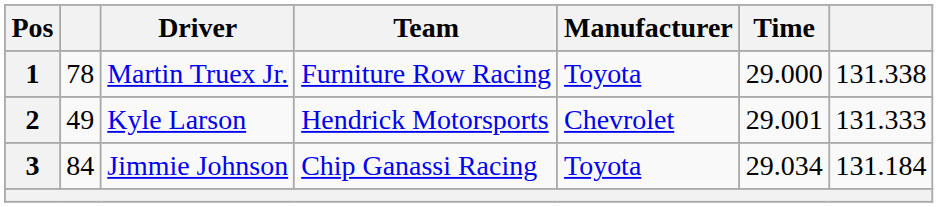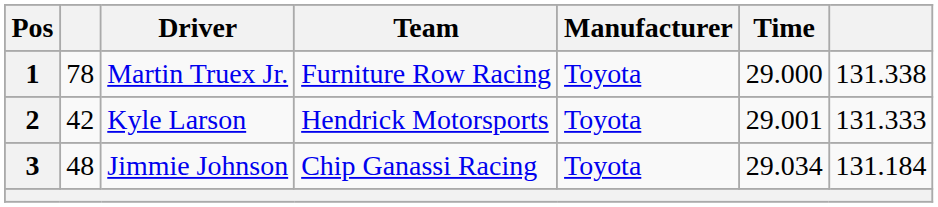(80, 119) 49 -> (80, 119) 42
(619, 119) Chevrolet -> (603, 119) Toyota
(80, 166) 84 -> (80, 166) 48
